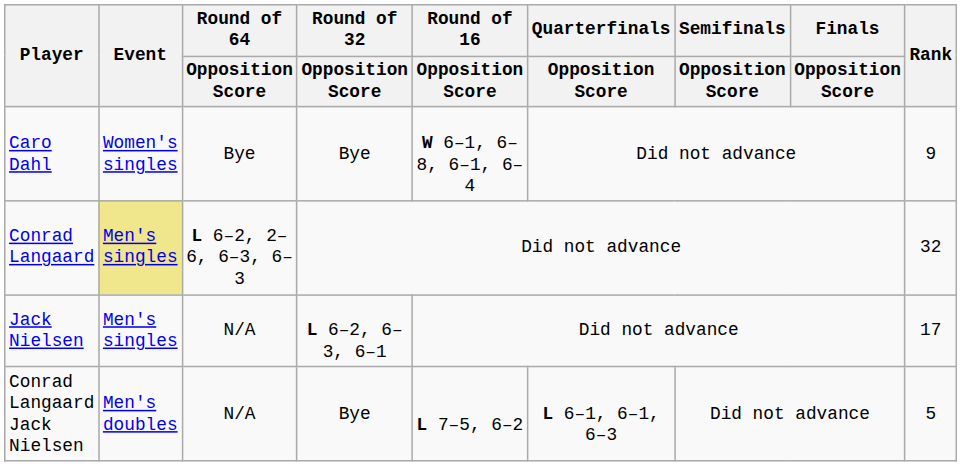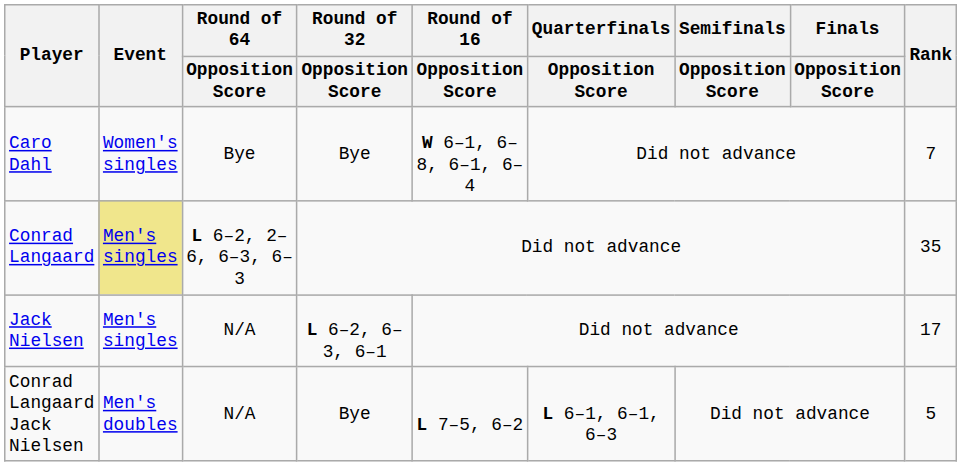(931, 154) 9 -> (931, 154) 7
(931, 247) 32 -> (931, 247) 35
